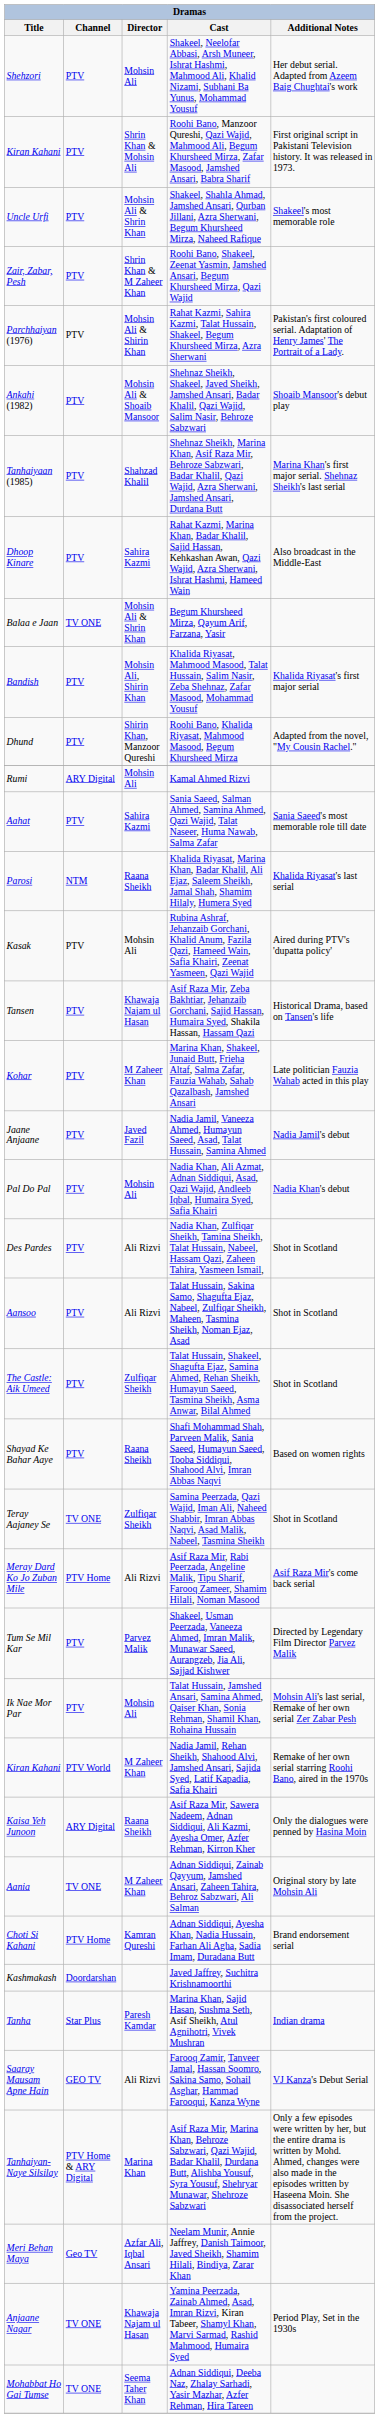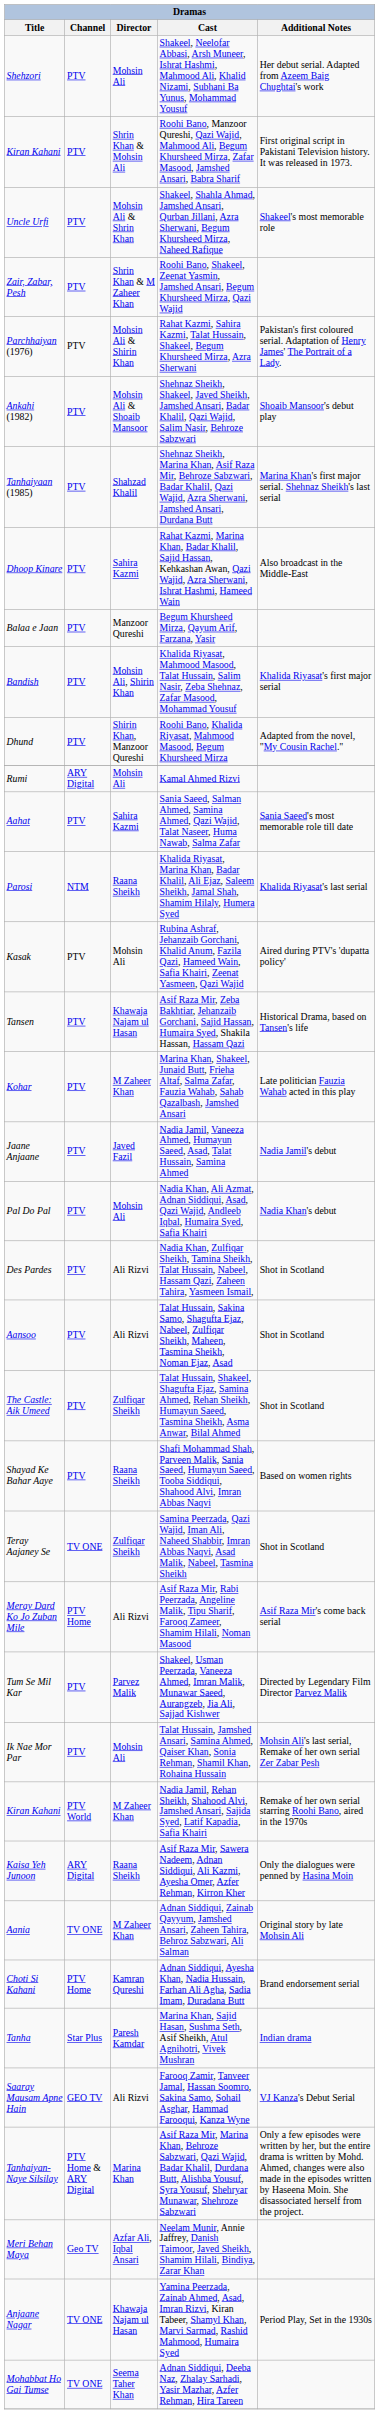(83, 622) TV ONE -> (76, 628) PTV
(139, 622) Mohsin Ali & Shrin Khan -> (130, 628) Manzoor Qureshi
- row: (214, 1977)
